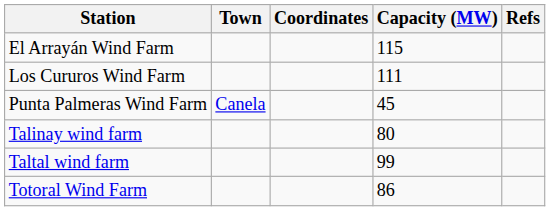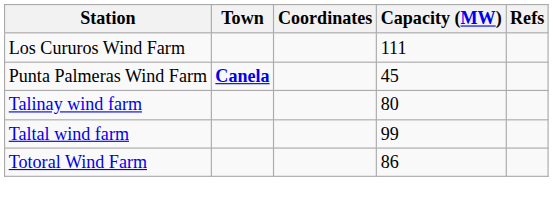- row: (91, 47)
(240, 104) normal -> (242, 76) bold
